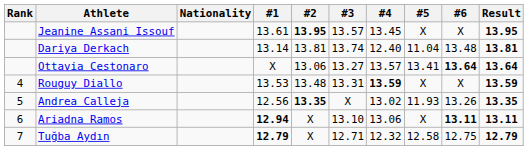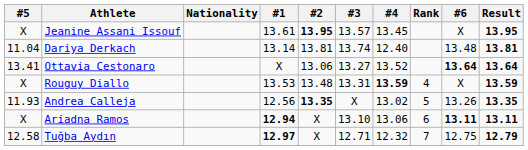columns swapped: (20, 13) <-> (423, 13)
(385, 66) 13.57 -> (392, 66) 13.52
(273, 136) 12.79 -> (279, 136) 12.97
